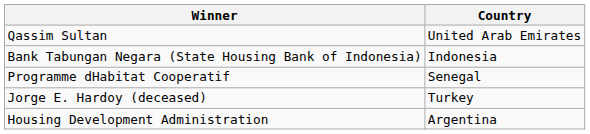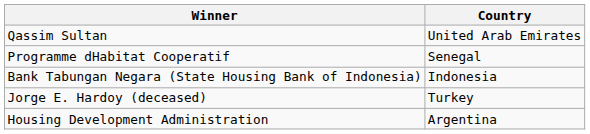rows swapped: (215, 56) <-> (119, 77)
